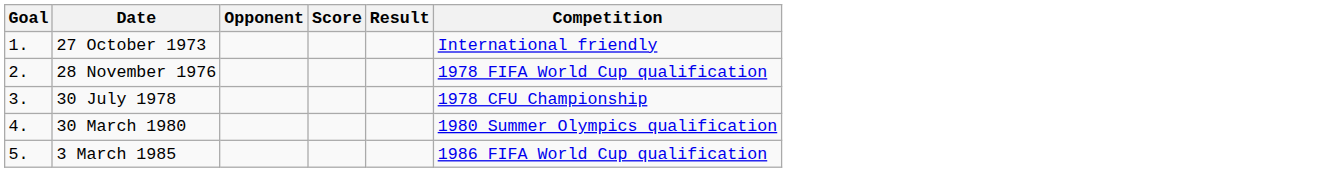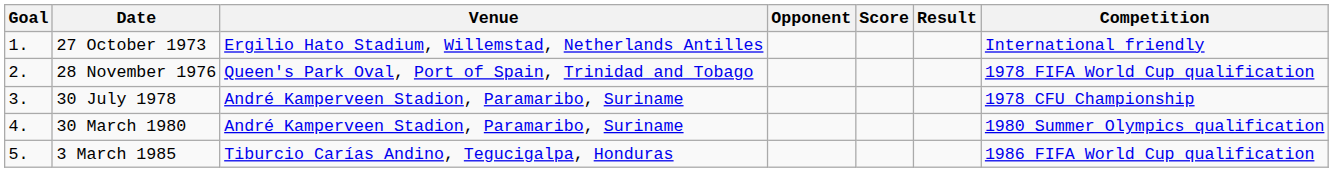+ column: (494, 18)
